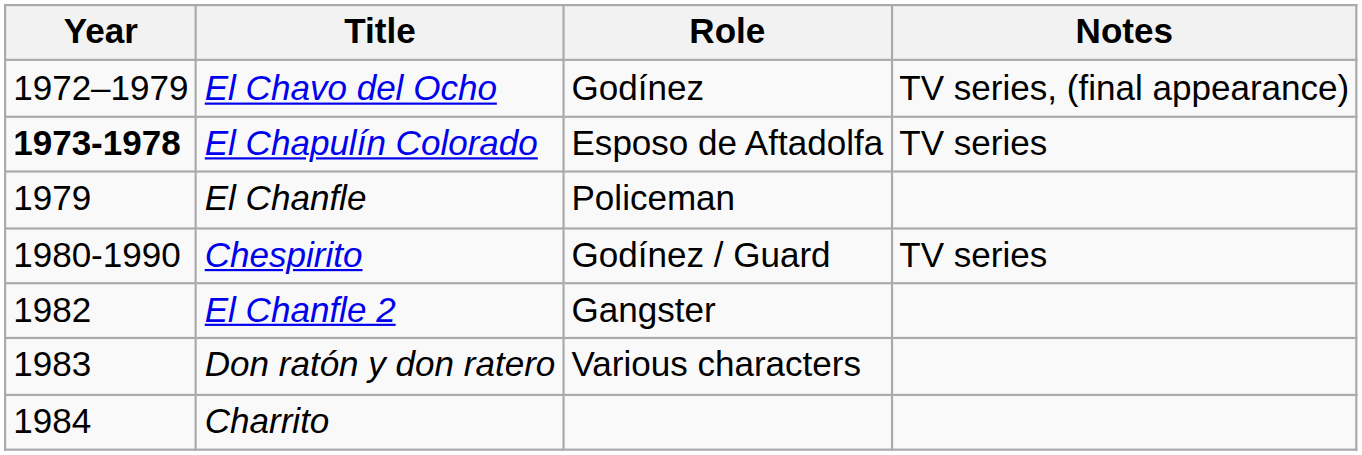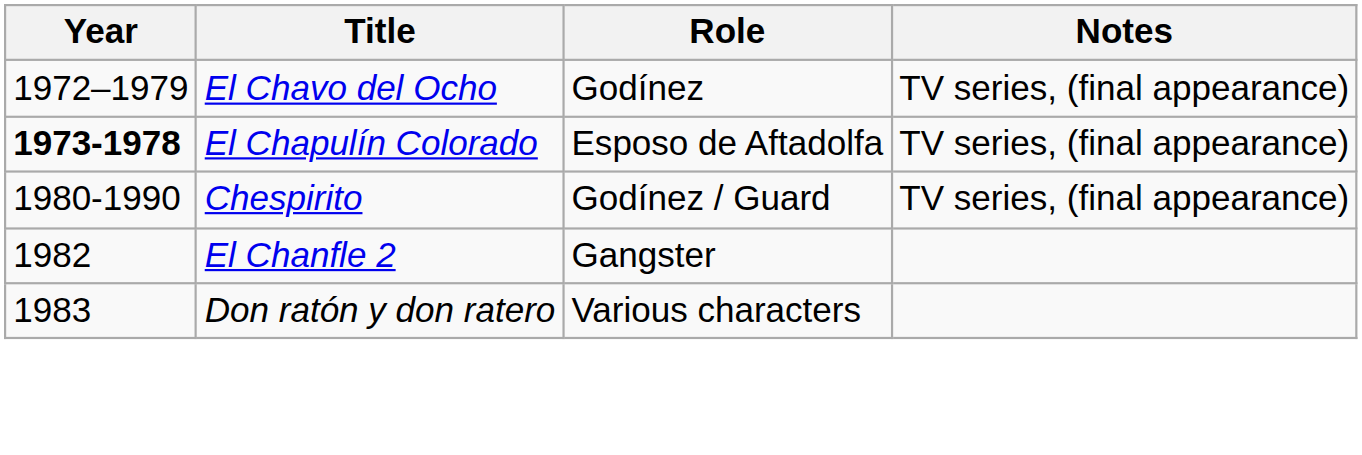(973, 143) TV series -> (1124, 143) TV series, (final appearance)
- row: (286, 198)
(973, 254) TV series -> (1124, 198) TV series, (final appearance)
- row: (267, 421)
